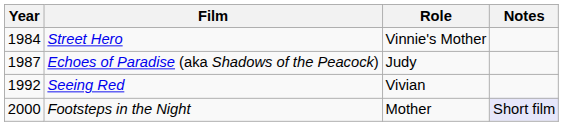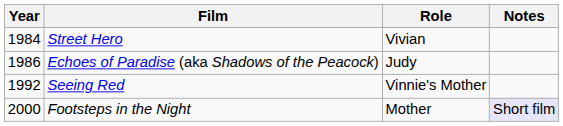(436, 39) Vinnie's Mother -> (405, 39) Vivian
(24, 62) 1987 -> (24, 62) 1986
(405, 86) Vivian -> (436, 86) Vinnie's Mother
